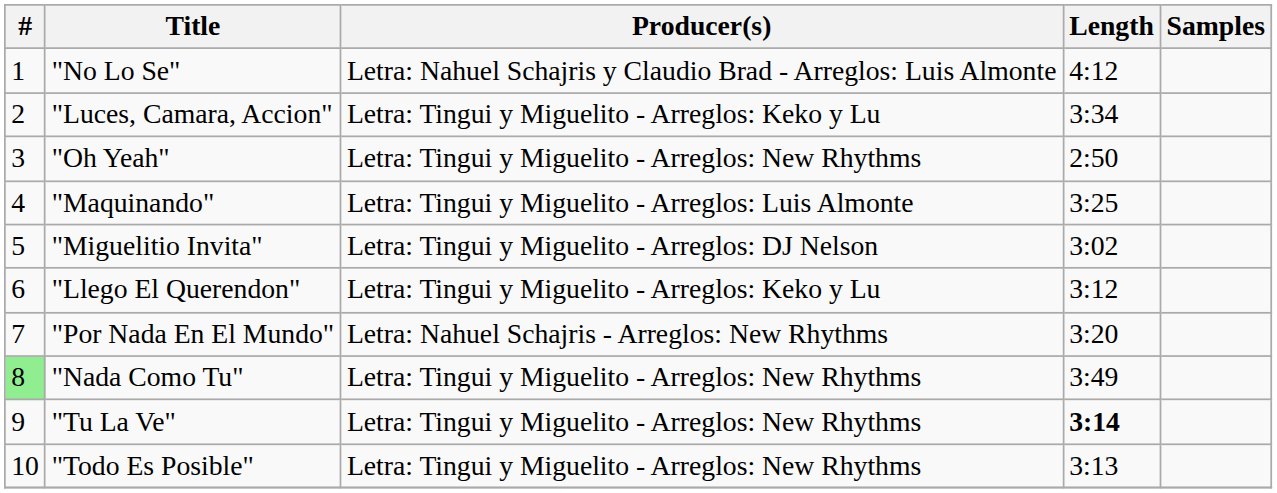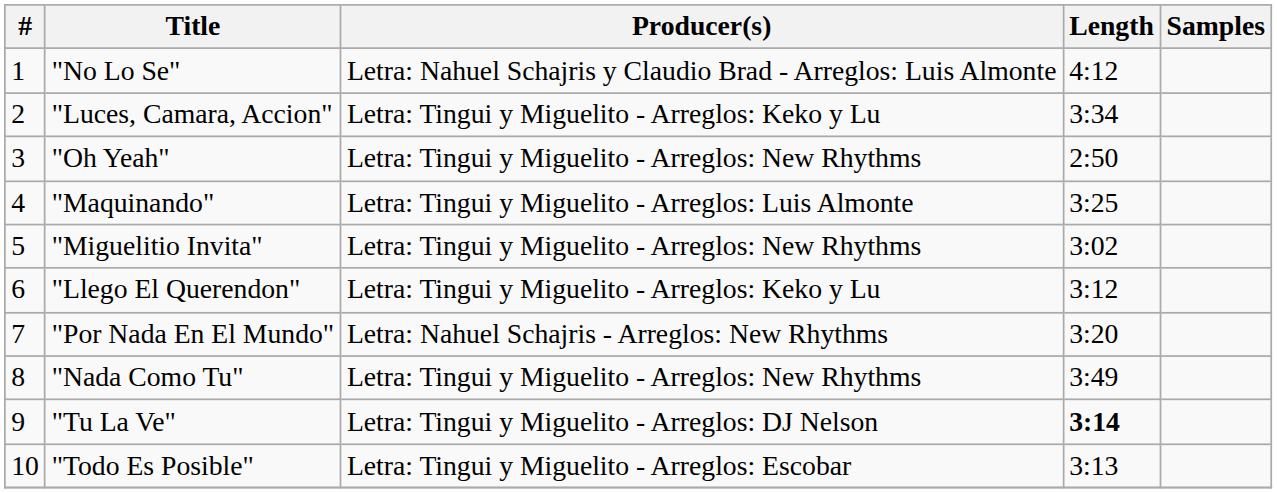(613, 245) Letra: Tingui y Miguelito - Arreglos: DJ Nelson -> (634, 245) Letra: Tingui y Miguelito - Arreglos: New Rhythms
(18, 377) lightgreen background -> (18, 377) no background
(634, 421) Letra: Tingui y Miguelito - Arreglos: New Rhythms -> (613, 421) Letra: Tingui y Miguelito - Arreglos: DJ Nelson
(634, 465) Letra: Tingui y Miguelito - Arreglos: New Rhythms -> (599, 465) Letra: Tingui y Miguelito - Arreglos: Escobar
